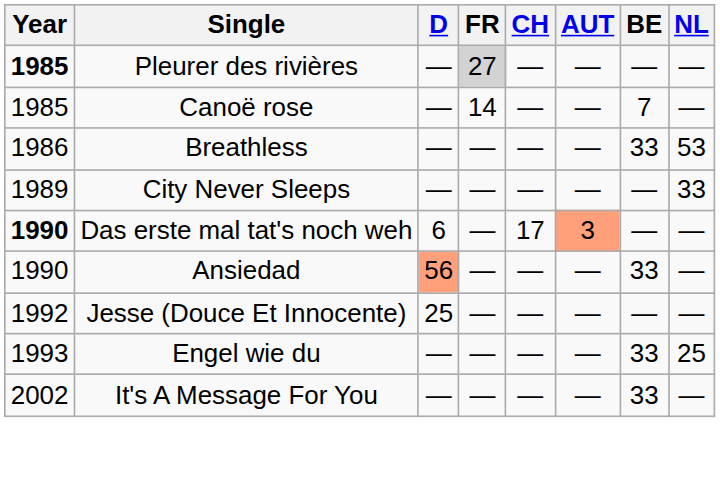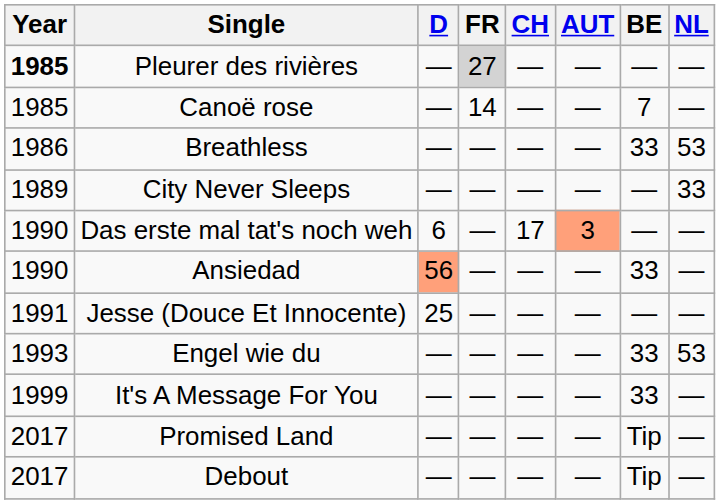(40, 230) bold -> (40, 230) normal
(40, 312) 1992 -> (40, 312) 1991
(691, 353) 25 -> (691, 353) 53
(40, 395) 2002 -> (40, 395) 1999
+ row: (246, 436)
+ row: (246, 477)
